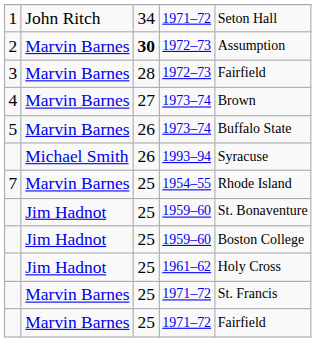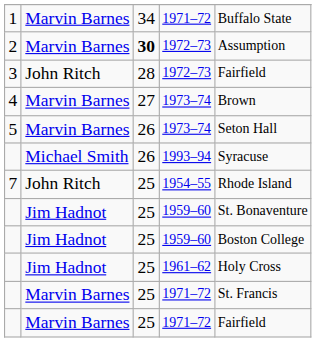(63, 18) John Ritch -> (77, 18) Marvin Barnes
(247, 18) Seton Hall -> (255, 18) Buffalo State
(77, 73) Marvin Barnes -> (63, 73) John Ritch
(255, 128) Buffalo State -> (247, 128) Seton Hall
(77, 184) Marvin Barnes -> (63, 184) John Ritch
